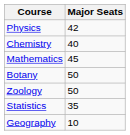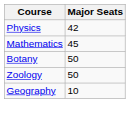- row: (29, 43)
- row: (26, 106)
